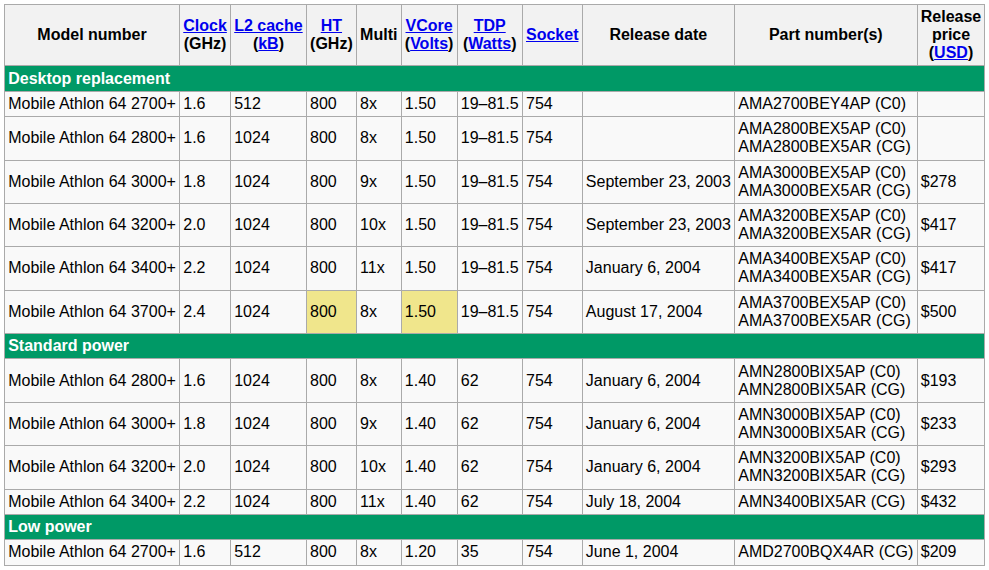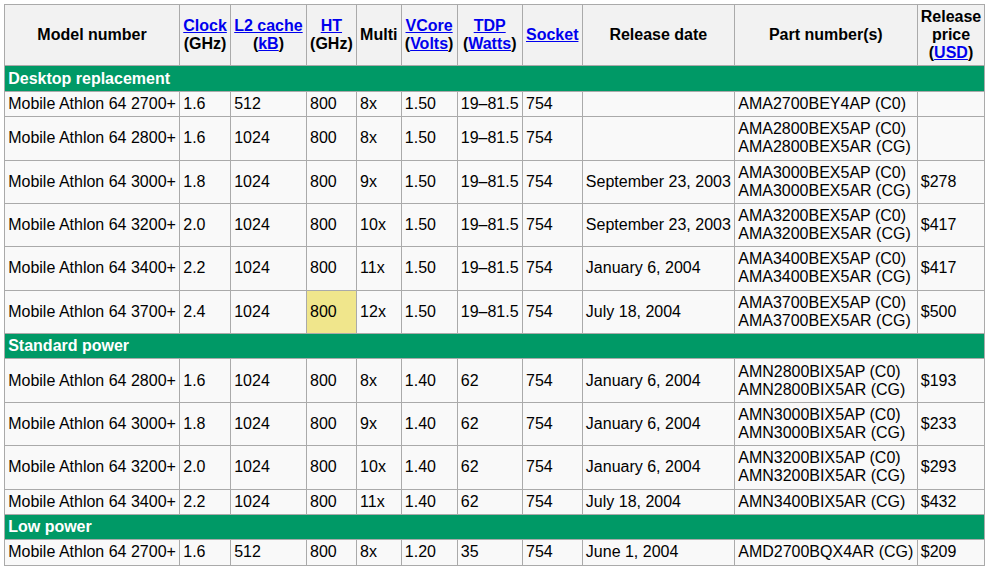(369, 311) 8x -> (373, 311) 12x
(420, 311) khaki background -> (420, 311) no background
(644, 311) August 17, 2004 -> (633, 311) July 18, 2004
